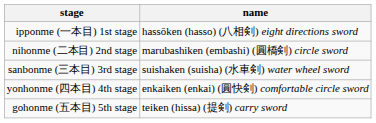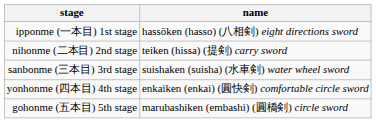(245, 50) marubashiken (embashi) (圓橋剣) circle sword -> (215, 50) teiken (hissa) (提剣) carry sword
(215, 108) teiken (hissa) (提剣) carry sword -> (245, 108) marubashiken (embashi) (圓橋剣) circle sword
